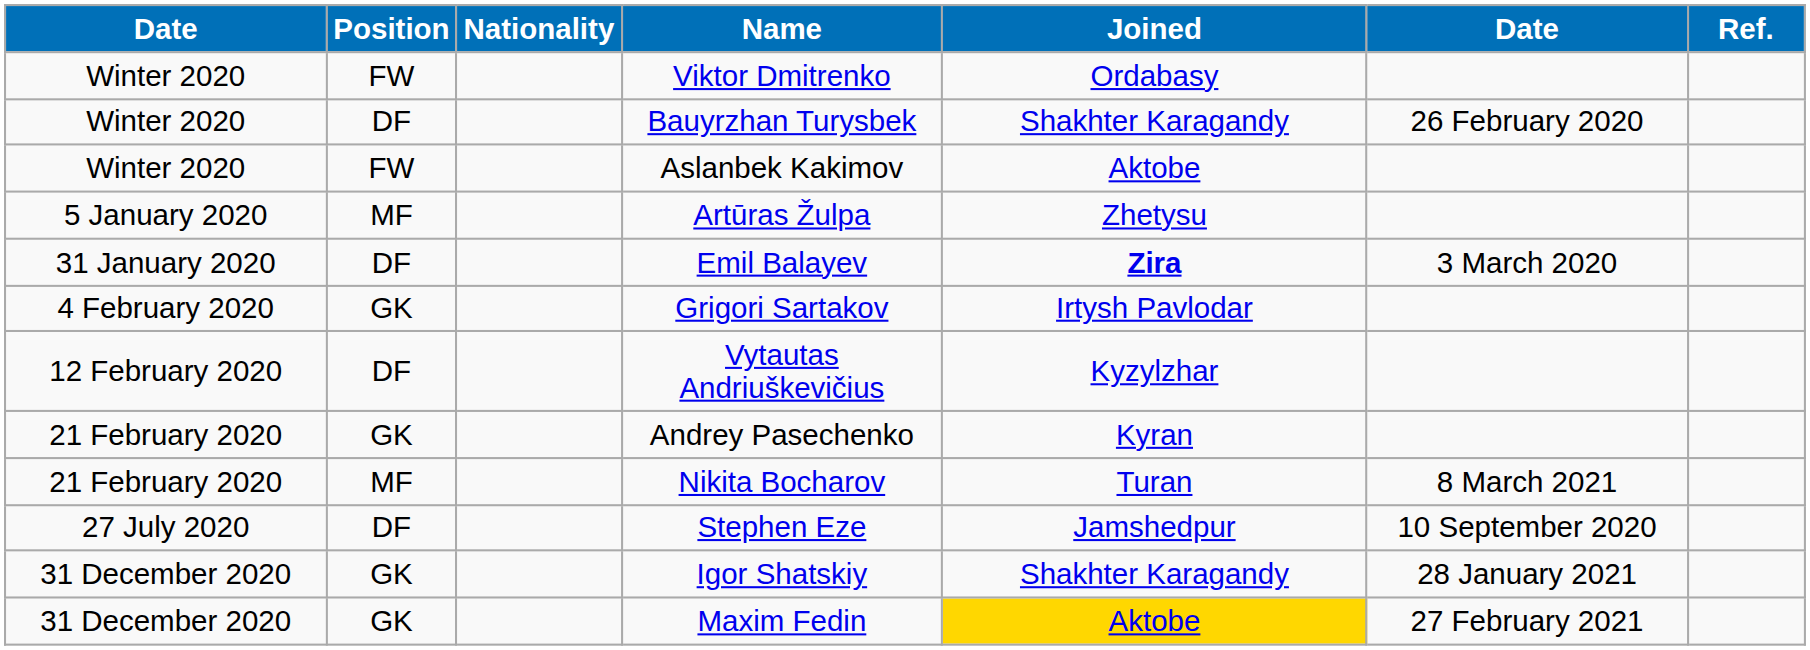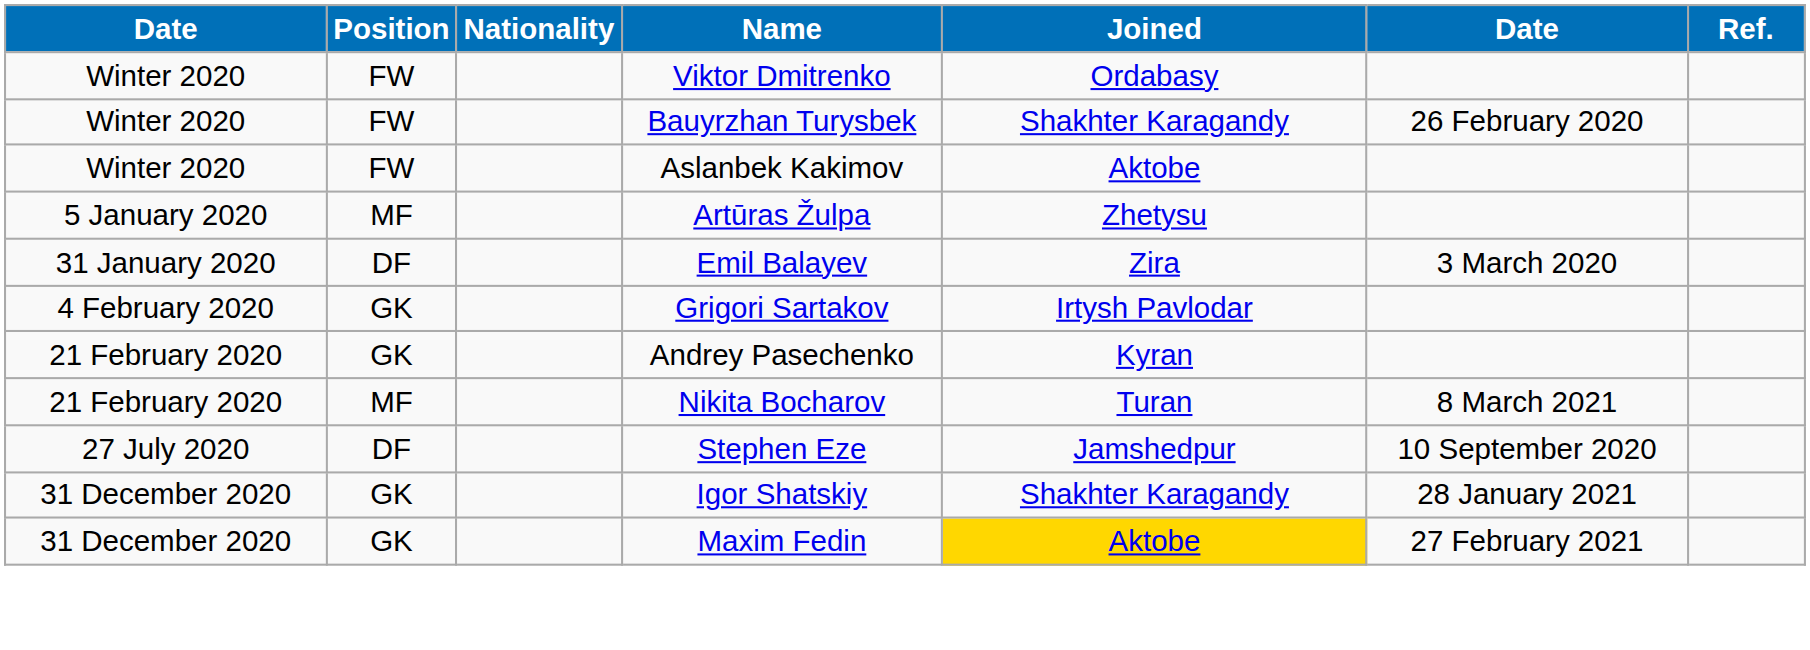(391, 122) DF -> (391, 122) FW
(1154, 262) bold -> (1154, 262) normal
- row: (782, 372)
